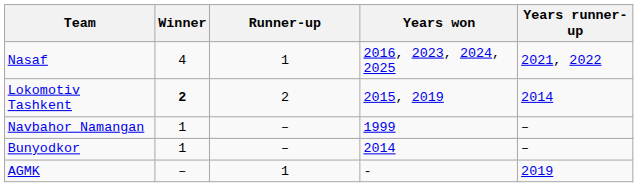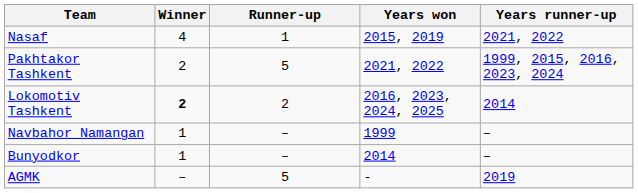(432, 60) 2016, 2023, 2024, 2025 -> (404, 37) 2015, 2019
+ row: (44, 67)
(404, 98) 2015, 2019 -> (408, 104) 2016, 2023, 2024, 2025
(285, 171) 1 -> (285, 177) 5
